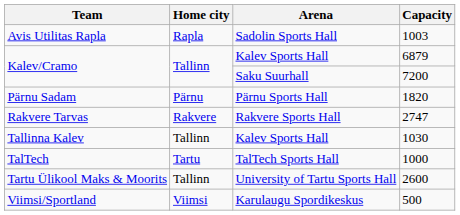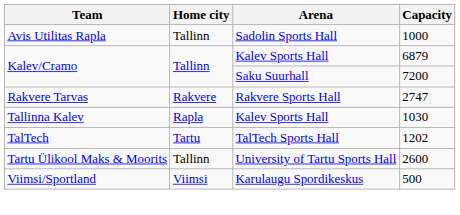(188, 35) Rapla -> (191, 35) Tallinn
(415, 35) 1003 -> (415, 35) 1000
- row: (42, 96)
(191, 138) Tallinn -> (188, 117) Rapla
(415, 158) 1000 -> (415, 138) 1202
